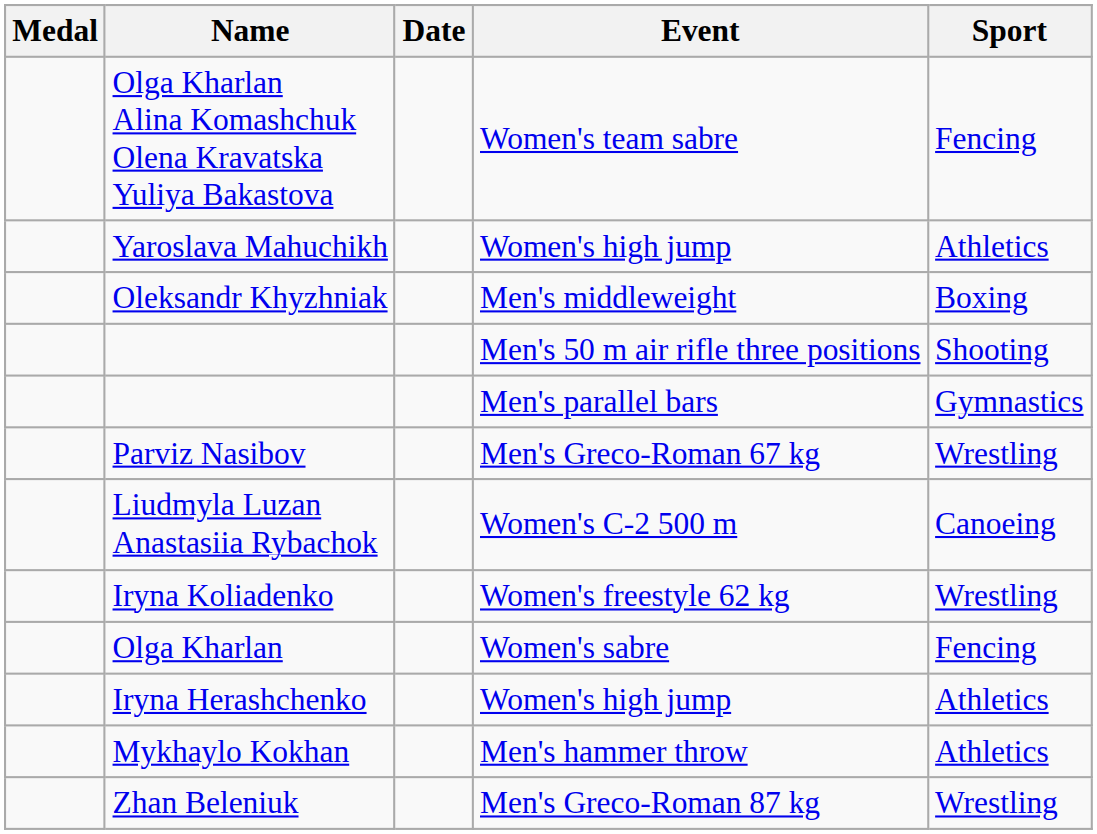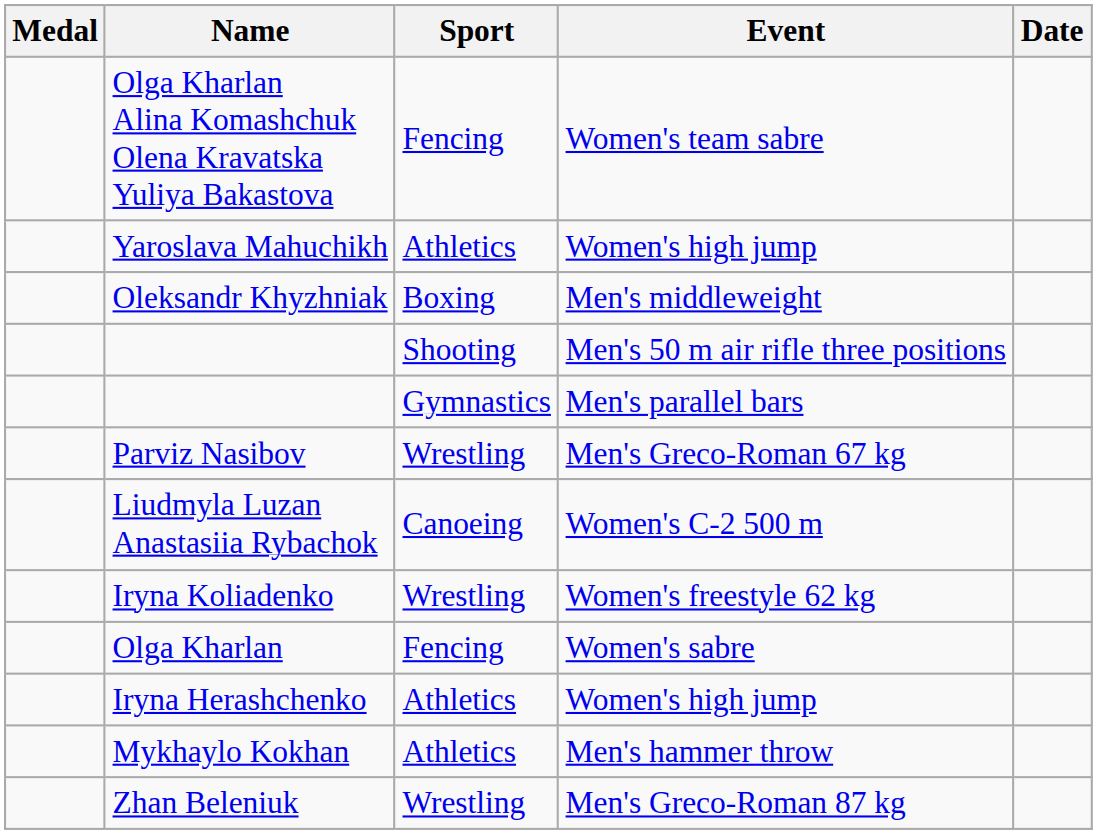columns swapped: (1009, 30) <-> (434, 30)
